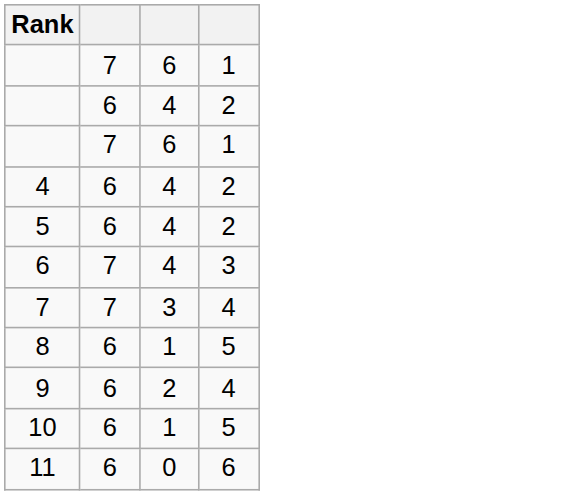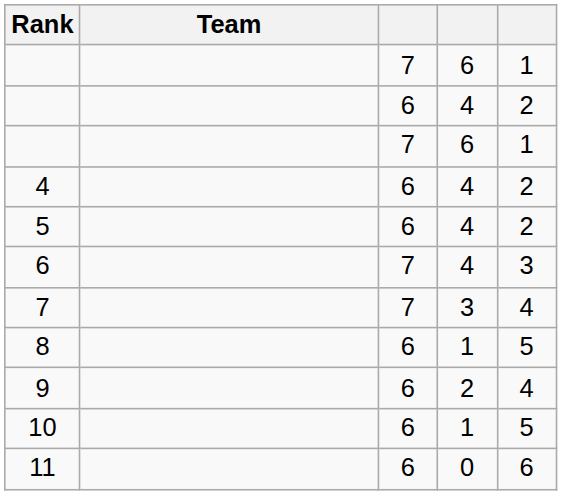+ column: (229, 24)
